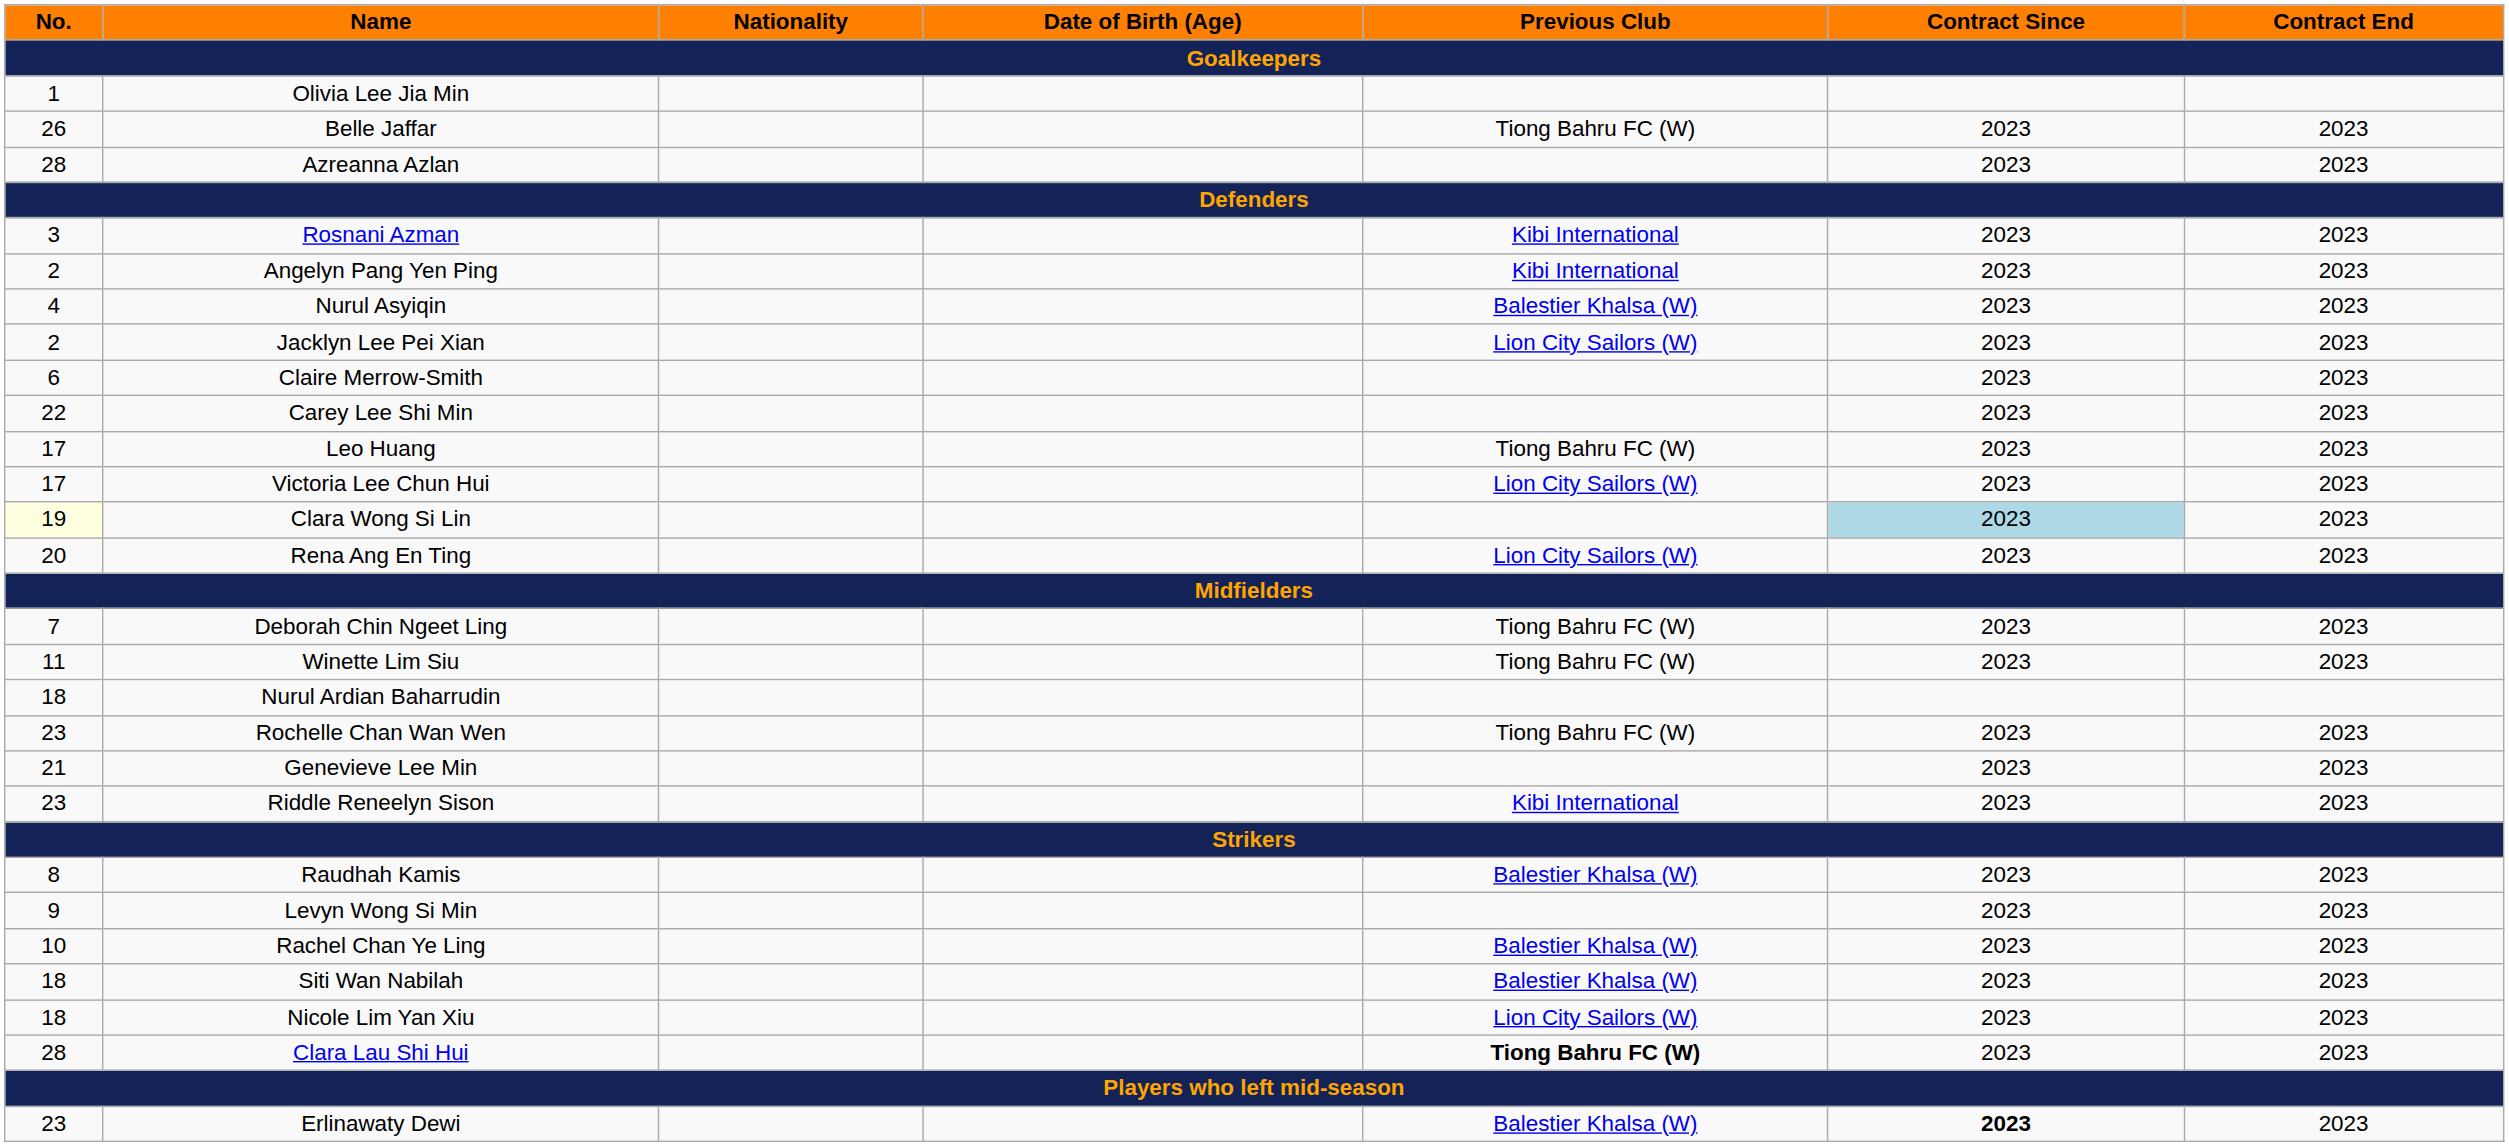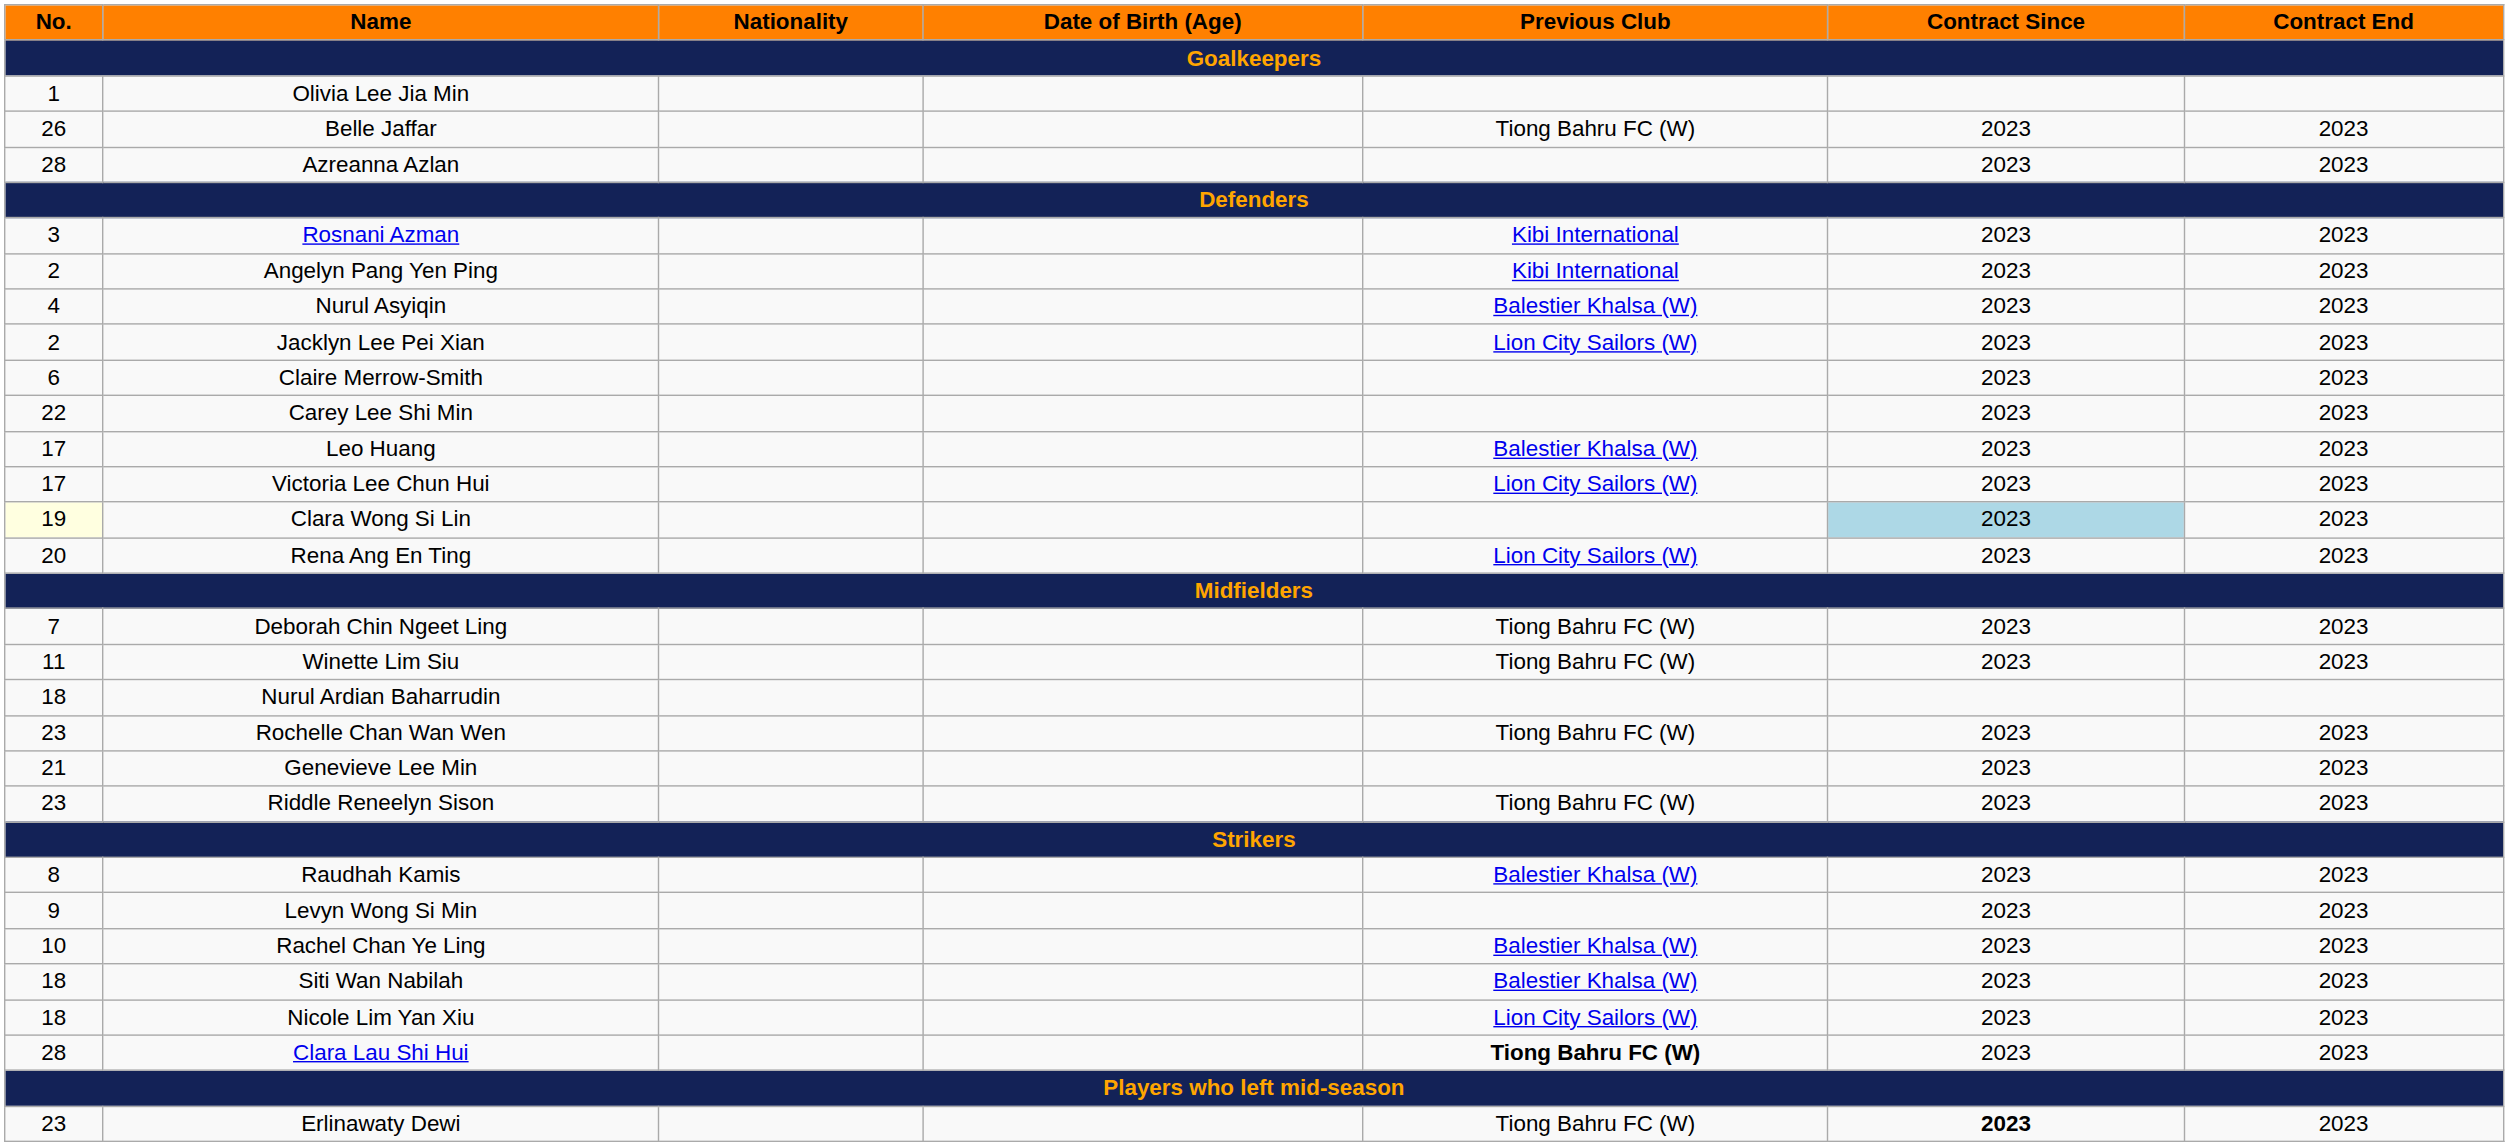(1595, 448) Tiong Bahru FC (W) -> (1595, 448) Balestier Khalsa (W)
(1595, 803) Kibi International -> (1595, 803) Tiong Bahru FC (W)
(1595, 1123) Balestier Khalsa (W) -> (1595, 1123) Tiong Bahru FC (W)
